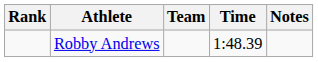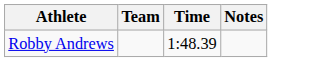- column: (27, 17)
